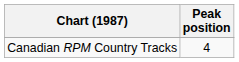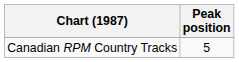(207, 47) 4 -> (207, 47) 5
